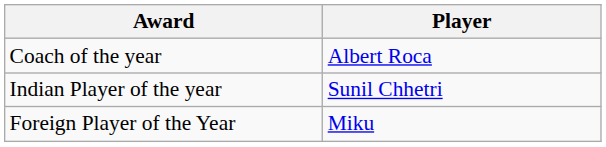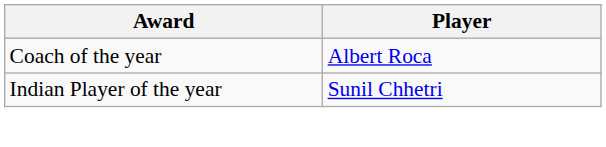- row: (122, 123)
